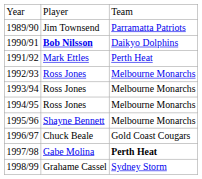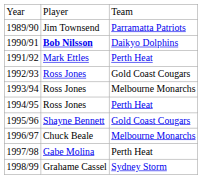(153, 74) Melbourne Monarchs -> (151, 74) Gold Coast Cougars
(153, 105) Melbourne Monarchs -> (132, 105) Perth Heat
(153, 120) Melbourne Monarchs -> (151, 120) Gold Coast Cougars
(151, 136) Gold Coast Cougars -> (153, 136) Melbourne Monarchs
(134, 151) bold -> (132, 151) normal
